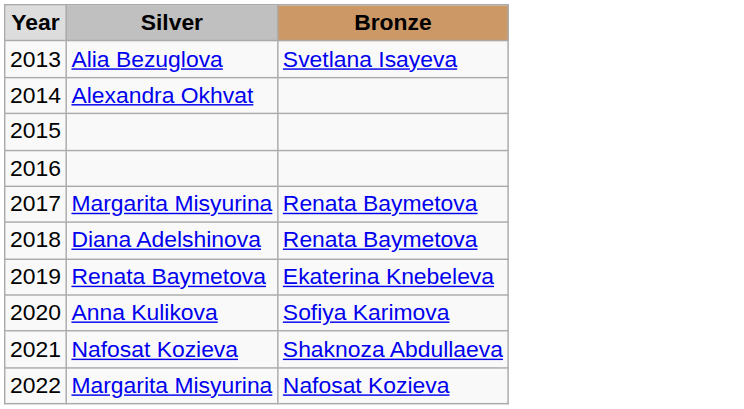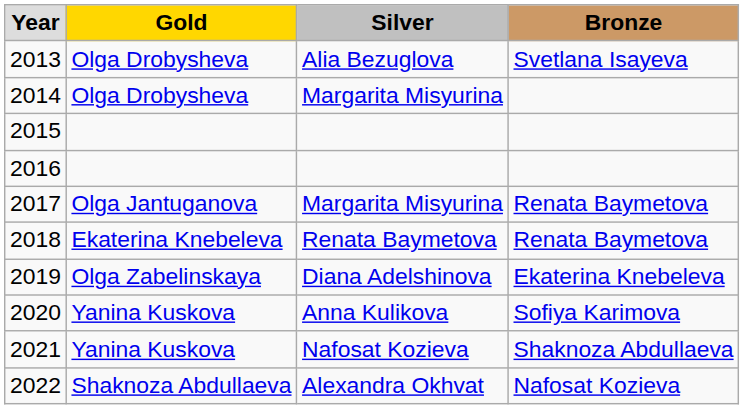+ column: (181, 22)
(162, 95) Alexandra Okhvat -> (403, 95) Margarita Misyurina
(166, 240) Diana Adelshinova -> (399, 240) Renata Baymetova
(169, 276) Renata Baymetova -> (397, 276) Diana Adelshinova
(172, 385) Margarita Misyurina -> (393, 385) Alexandra Okhvat
